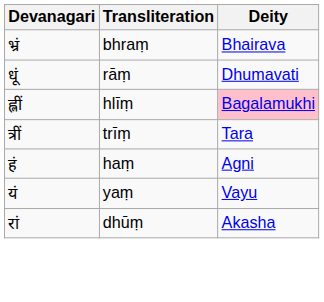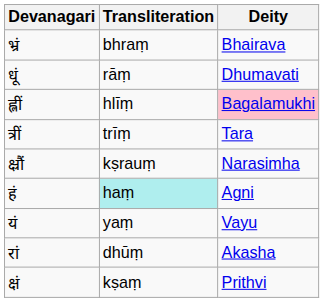+ row: (16, 164)
(119, 163) no background -> (119, 193) paleturquoise background
+ row: (14, 283)
